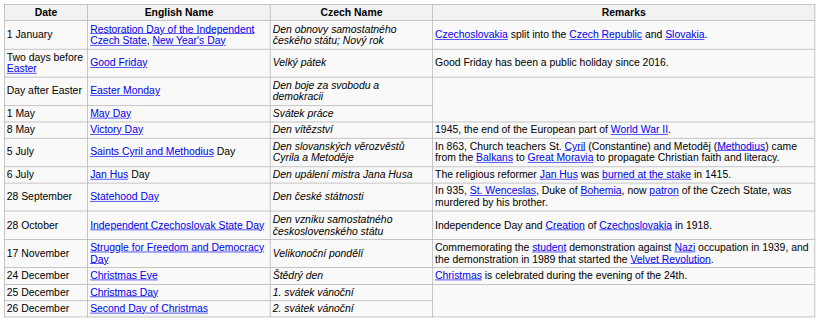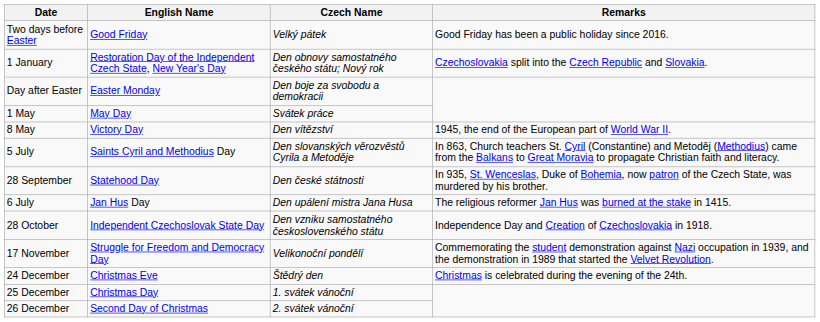rows swapped: (30, 35) <-> (45, 63)
rows swapped: (20, 175) <-> (39, 197)
